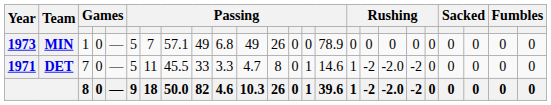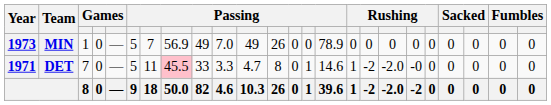(176, 44) 57.1 -> (176, 44) 56.9
(224, 44) 6.8 -> (224, 44) 7.0
(176, 66) no background -> (176, 66) pink background
(416, 66) -2 -> (416, 66) -0
